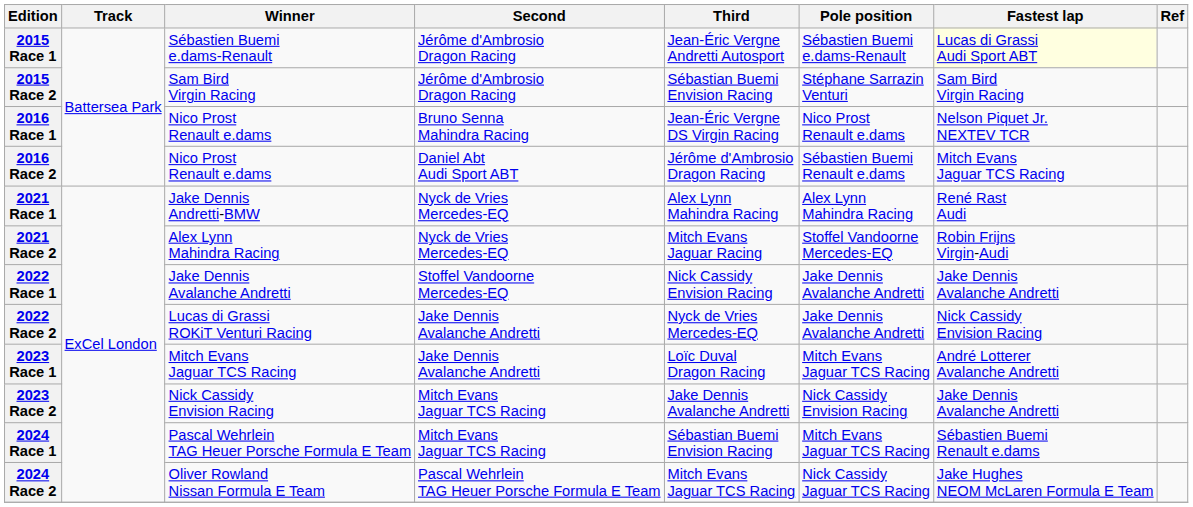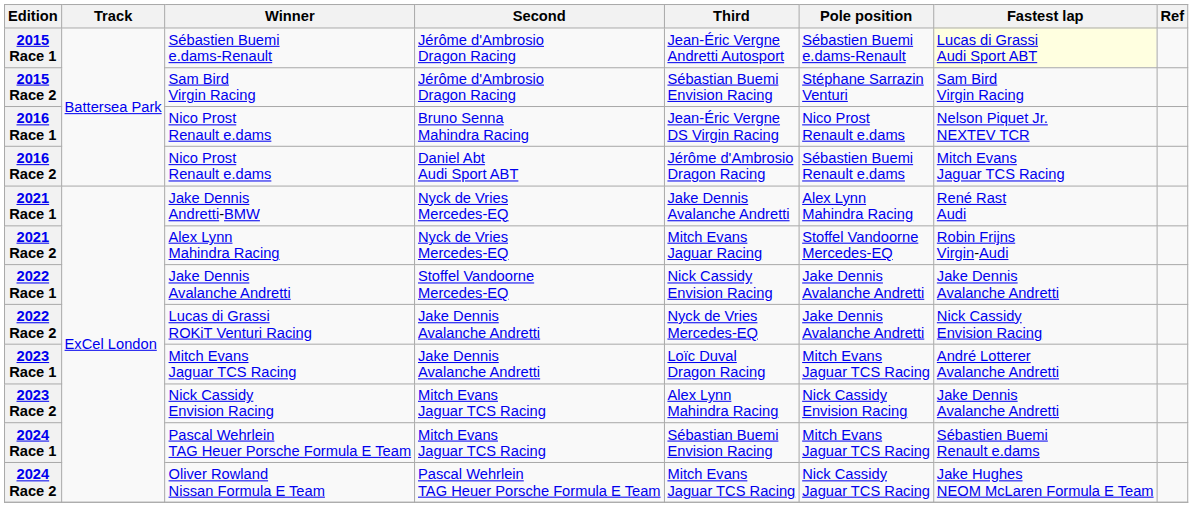(723, 206) Alex Lynn Mahindra Racing -> (729, 206) Jake Dennis Avalanche Andretti
(729, 404) Jake Dennis Avalanche Andretti -> (723, 404) Alex Lynn Mahindra Racing
